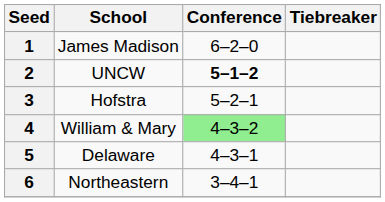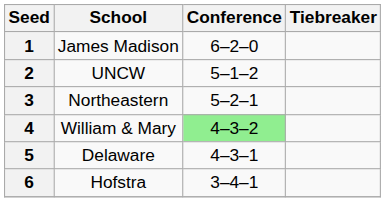(234, 73) bold -> (234, 73) normal
(118, 100) Hofstra -> (118, 100) Northeastern
(118, 182) Northeastern -> (118, 182) Hofstra
